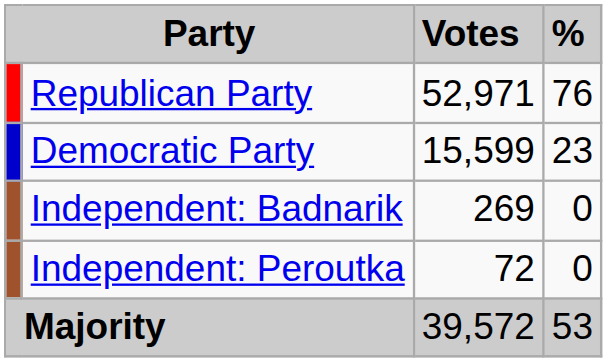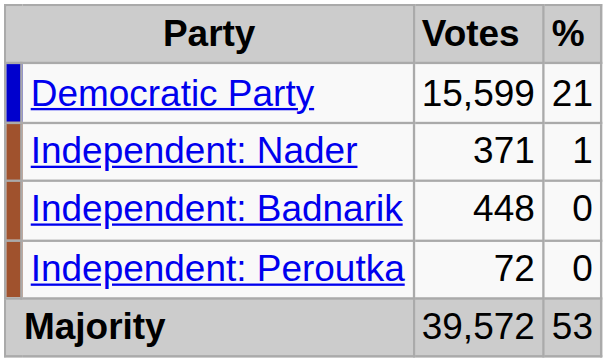- row: (171, 92)
(572, 151) 23 -> (572, 92) 21
+ row: (194, 151)
(504, 209) 269 -> (504, 209) 448
